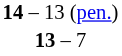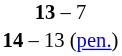rows swapped: (61, 40) <-> (61, 12)
